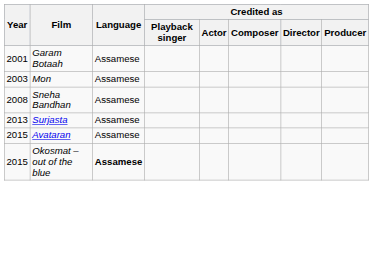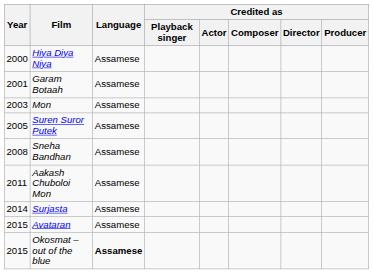+ row: (53, 58)
+ row: (58, 126)
+ row: (51, 183)
(17, 120) 2013 -> (17, 209) 2014
